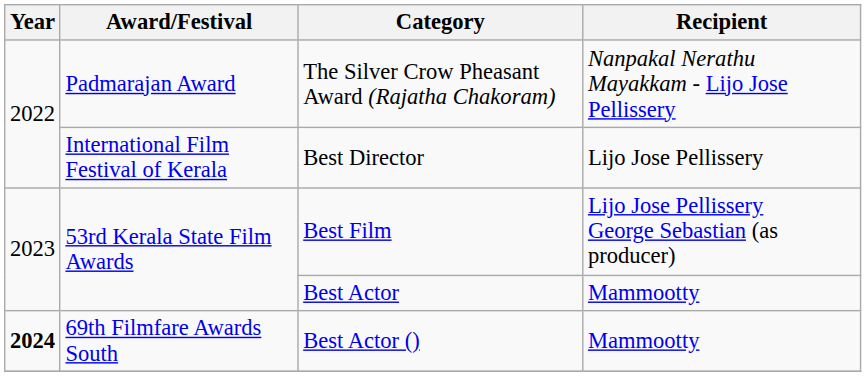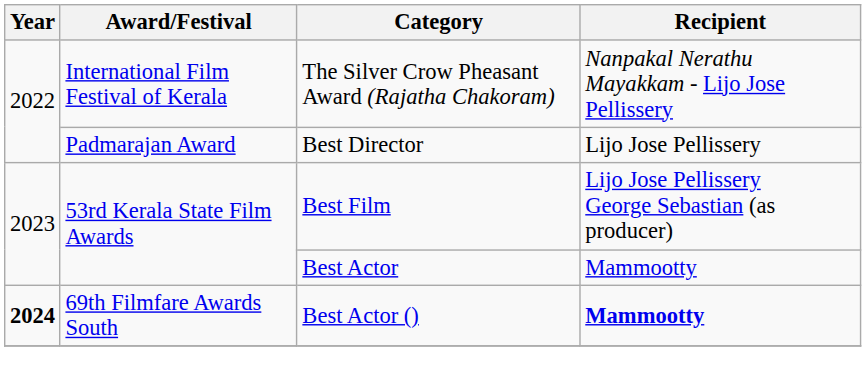(151, 83) Padmarajan Award -> (147, 83) International Film Festival of Kerala
(147, 157) International Film Festival of Kerala -> (151, 144) Padmarajan Award
(644, 340) normal -> (645, 315) bold
